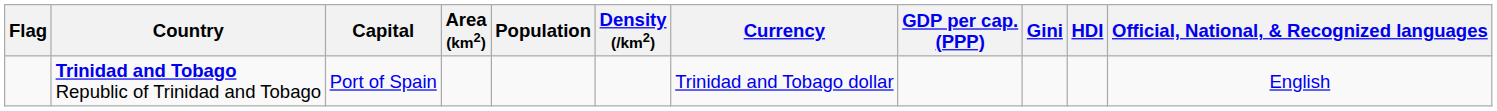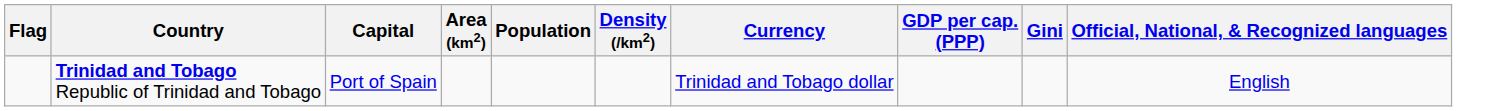- column: (1087, 31)
